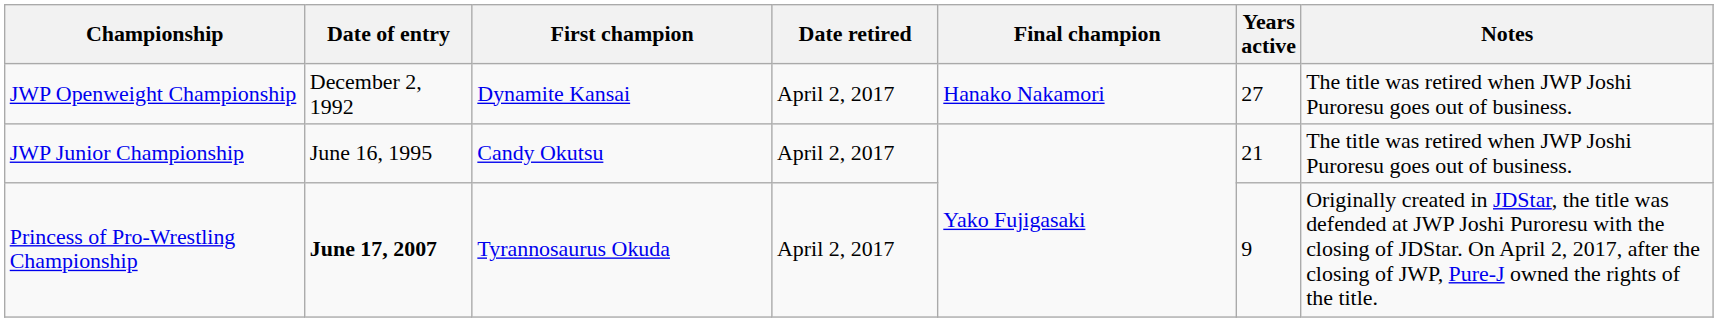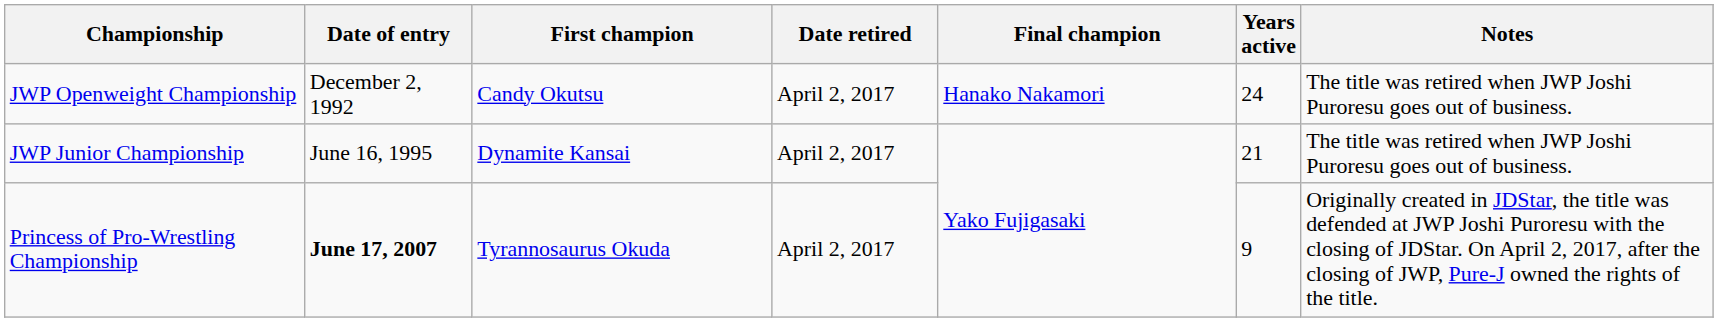(554, 93) Dynamite Kansai -> (540, 93) Candy Okutsu
(1252, 93) 27 -> (1252, 93) 24
(540, 153) Candy Okutsu -> (554, 153) Dynamite Kansai
